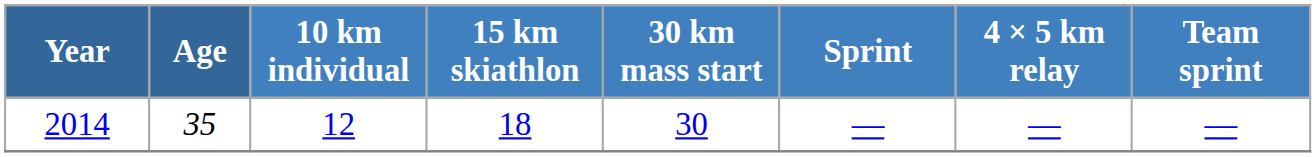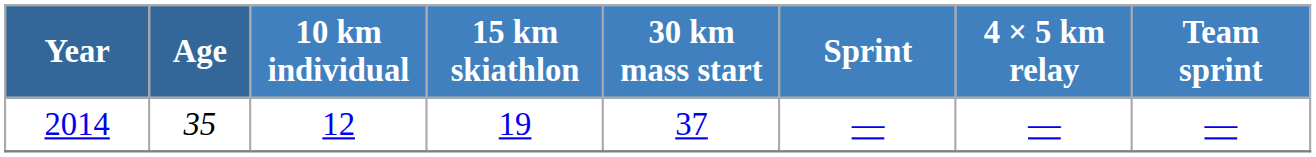(515, 124) 18 -> (515, 124) 19
(692, 124) 30 -> (692, 124) 37
